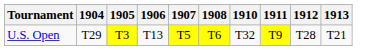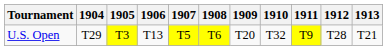+ column: (245, 14)
